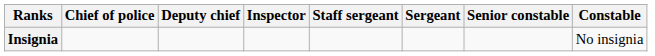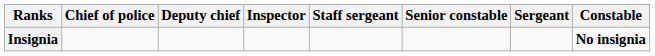columns swapped: (433, 16) <-> (518, 16)
(610, 39) normal -> (611, 39) bold
